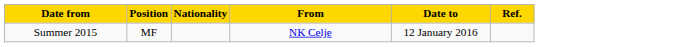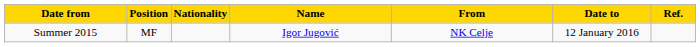+ column: (310, 14)
